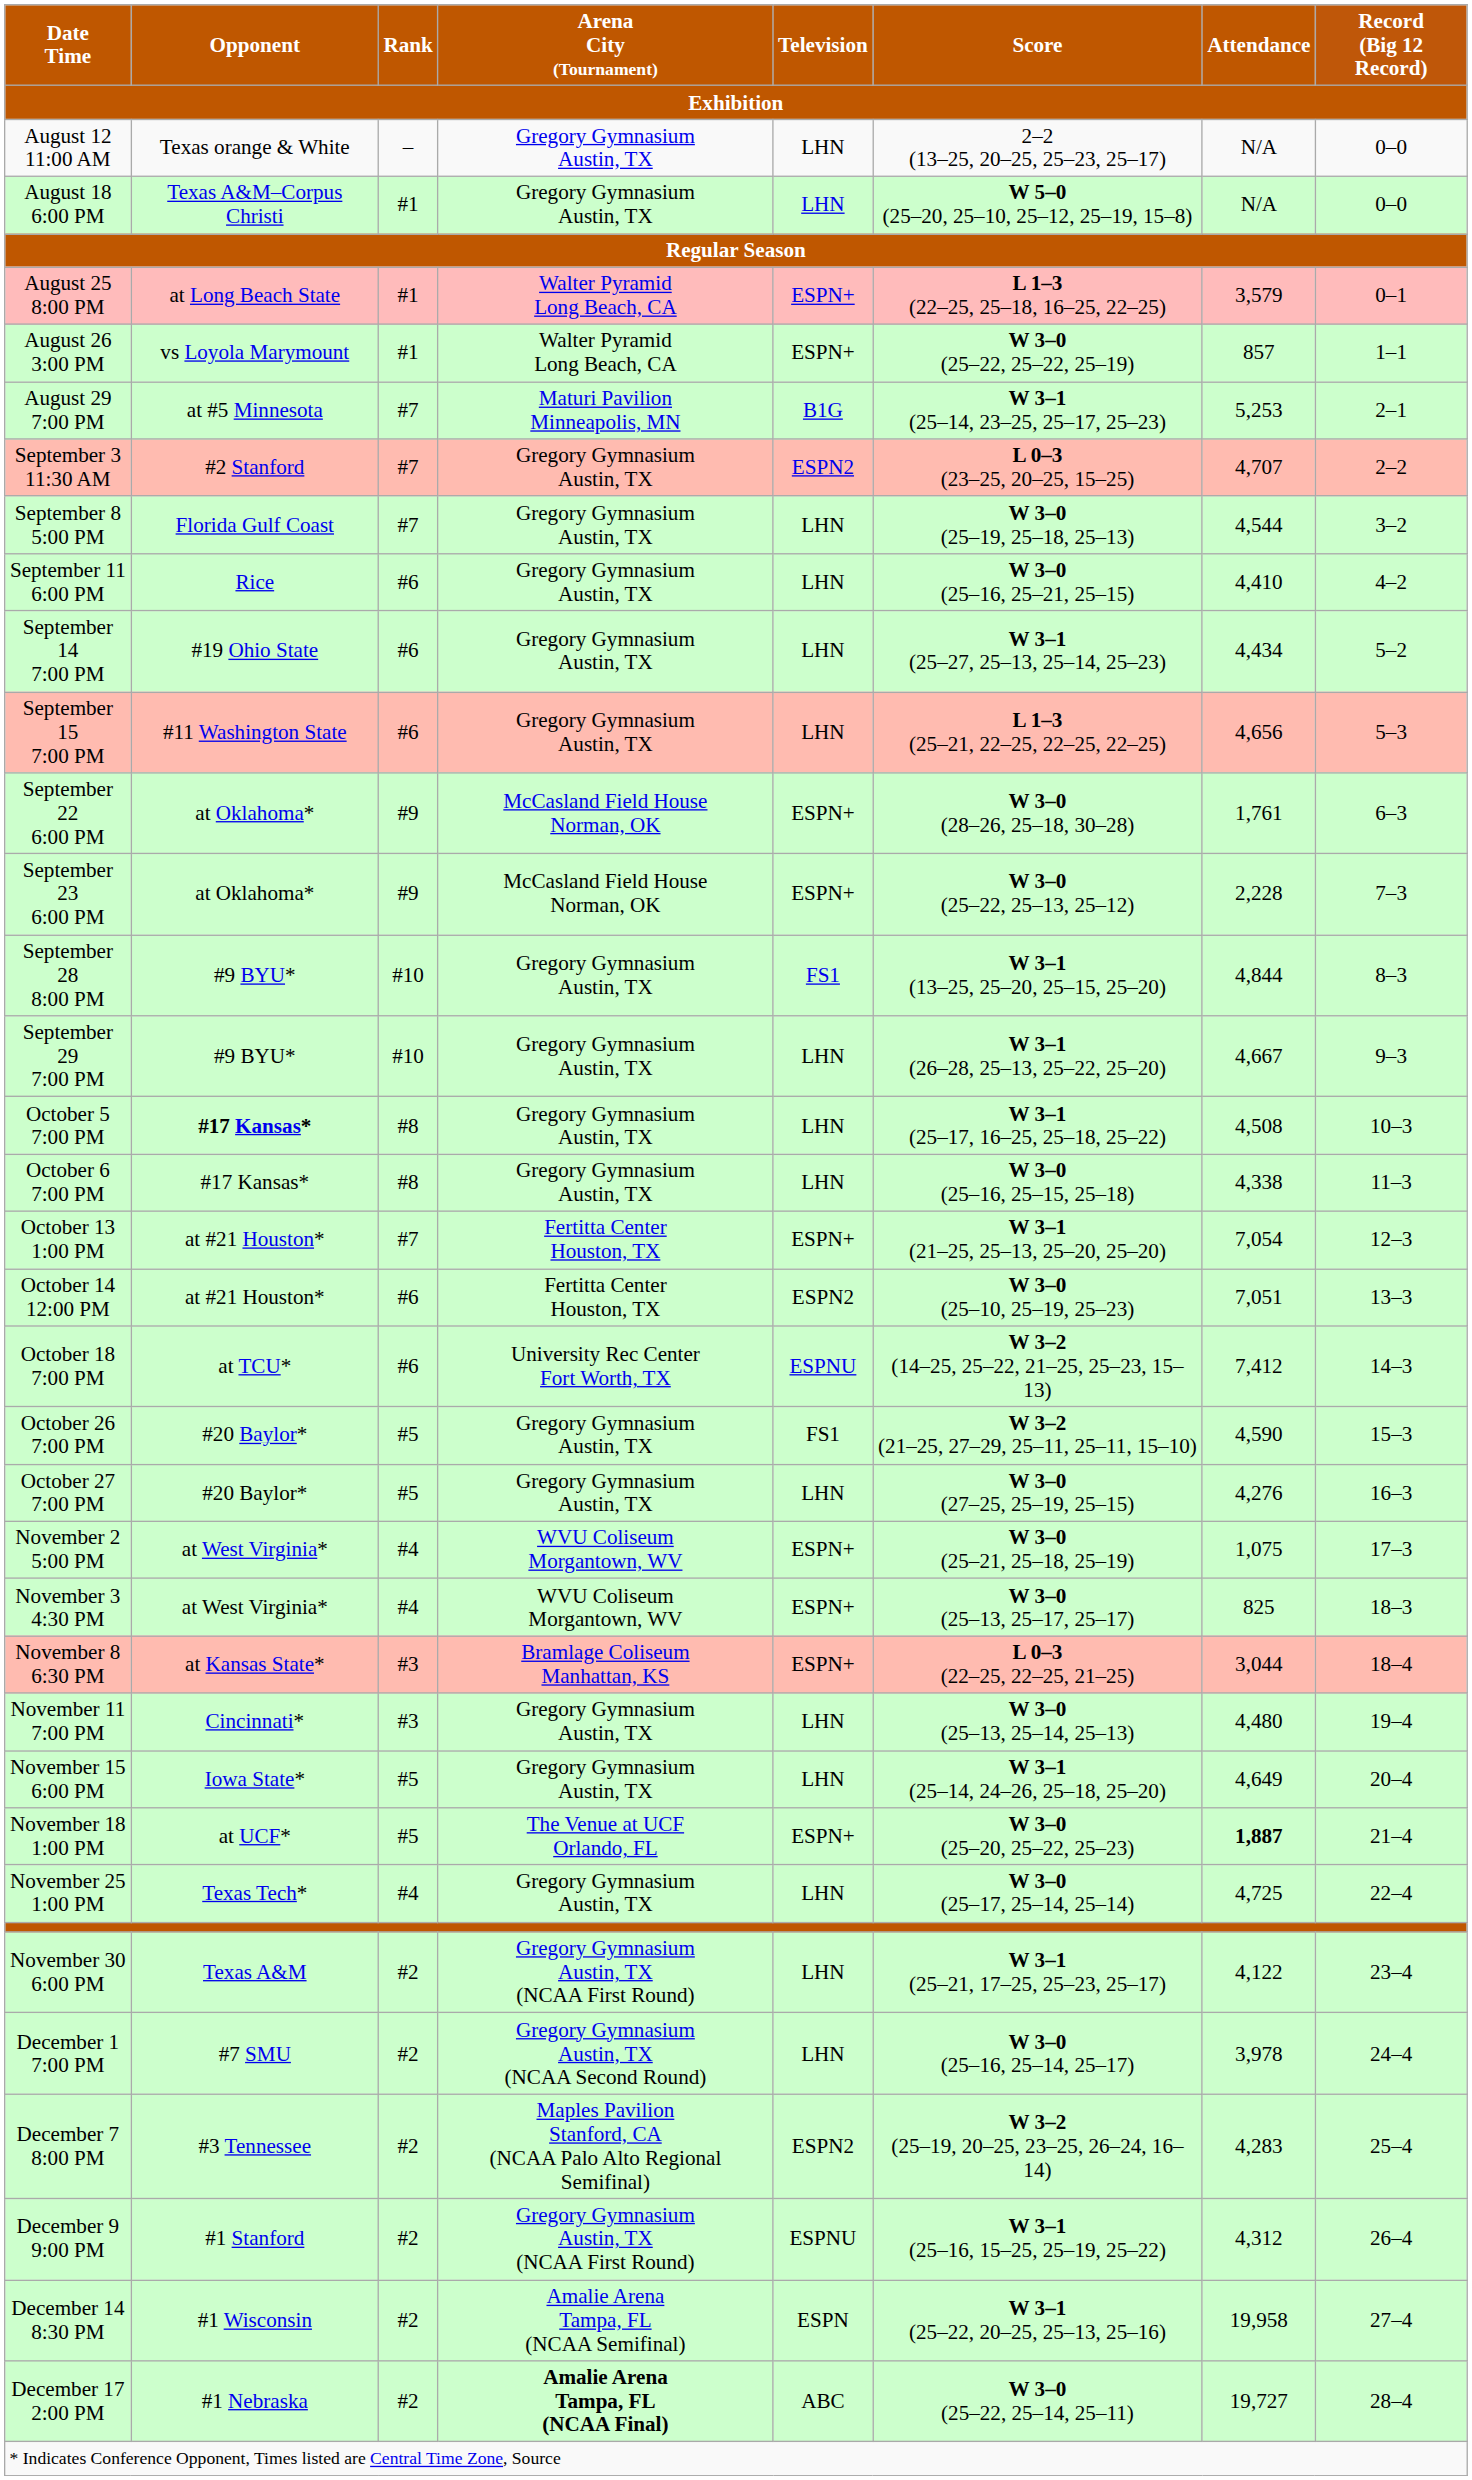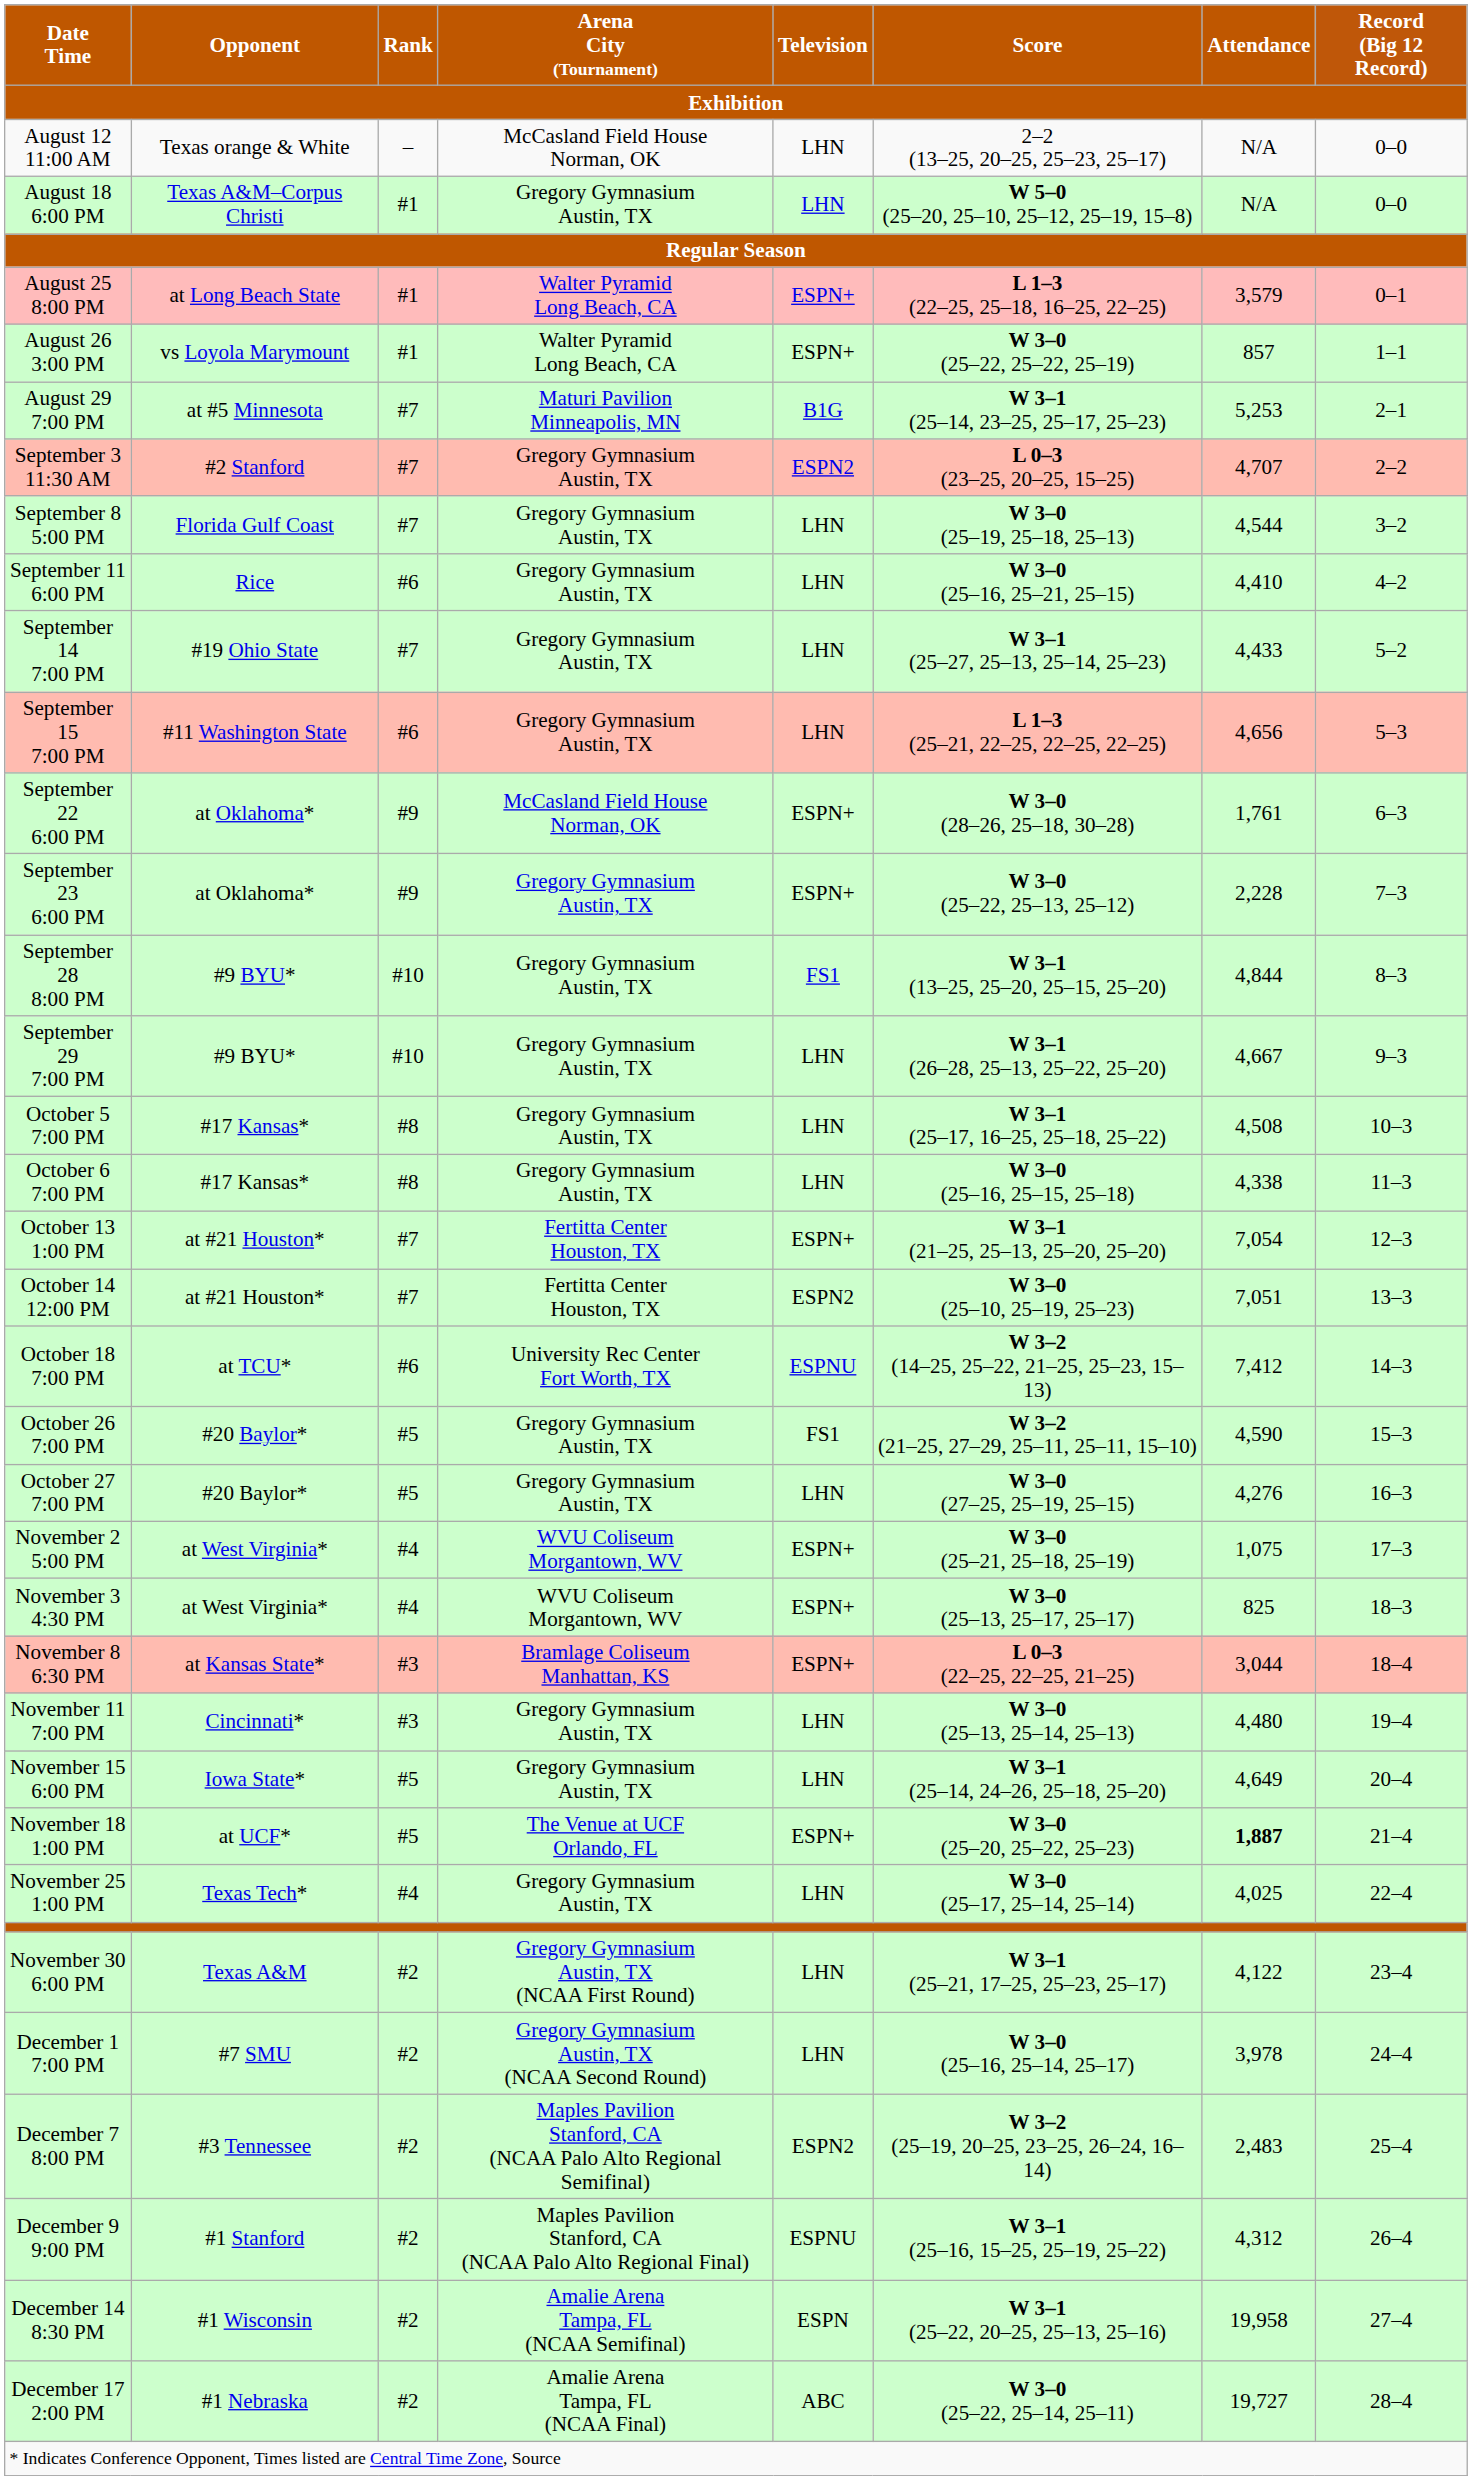(605, 147) Gregory Gymnasium Austin, TX -> (605, 147) McCasland Field House Norman, OK
(408, 651) #6 -> (408, 651) #7
(1259, 651) 4,434 -> (1259, 651) 4,433
(605, 894) McCasland Field House Norman, OK -> (605, 894) Gregory Gymnasium Austin, TX
(255, 1125) bold -> (255, 1125) normal
(408, 1297) #6 -> (408, 1297) #7
(1259, 1893) 4,725 -> (1259, 1893) 4,025
(1259, 2146) 4,283 -> (1259, 2146) 2,483
(605, 2239) Gregory Gymnasium Austin, TX (NCAA First Round) -> (605, 2239) Maples Pavilion Stanford, CA (NCAA Palo Alto Regional Final)
(605, 2401) bold -> (605, 2401) normal
